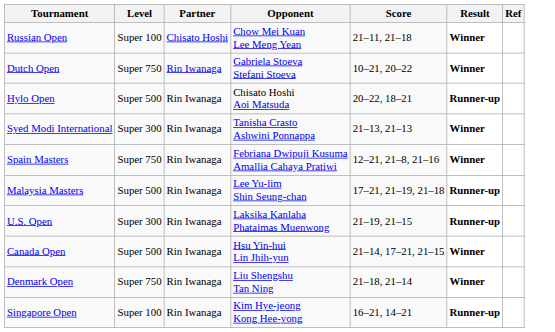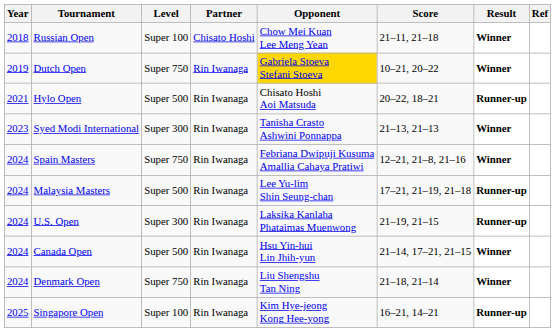+ column: (18, 13)
(268, 68) no background -> (294, 68) gold background
